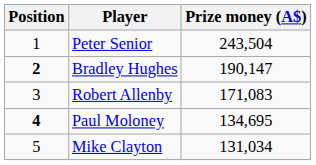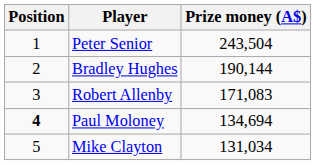(36, 69) bold -> (36, 69) normal
(246, 69) 190,147 -> (246, 69) 190,144
(246, 120) 134,695 -> (246, 120) 134,694
